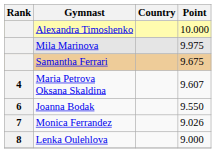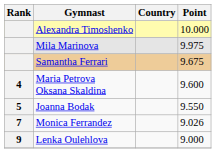(192, 84) 9.607 -> (192, 84) 9.600
(19, 106) 6 -> (19, 106) 5
(19, 139) 8 -> (19, 139) 9
